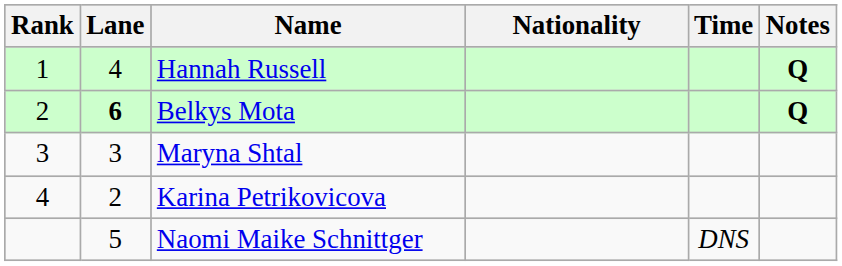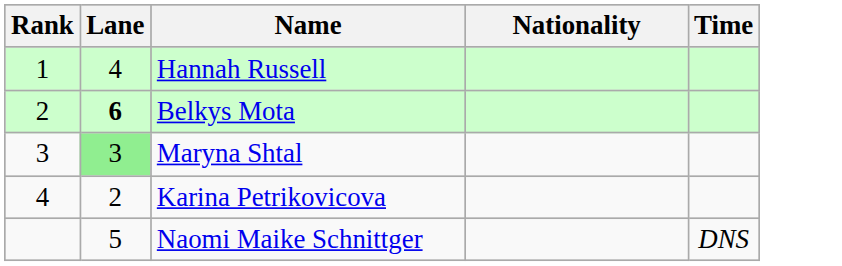- column: (798, 25)
(115, 153) no background -> (115, 153) lightgreen background
